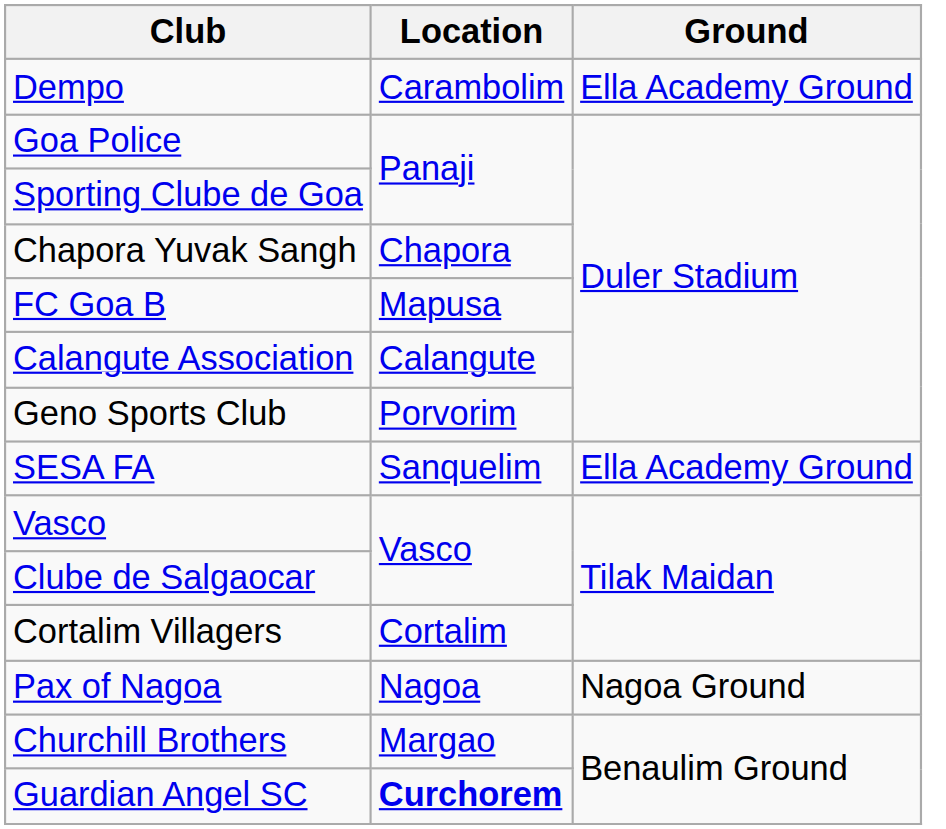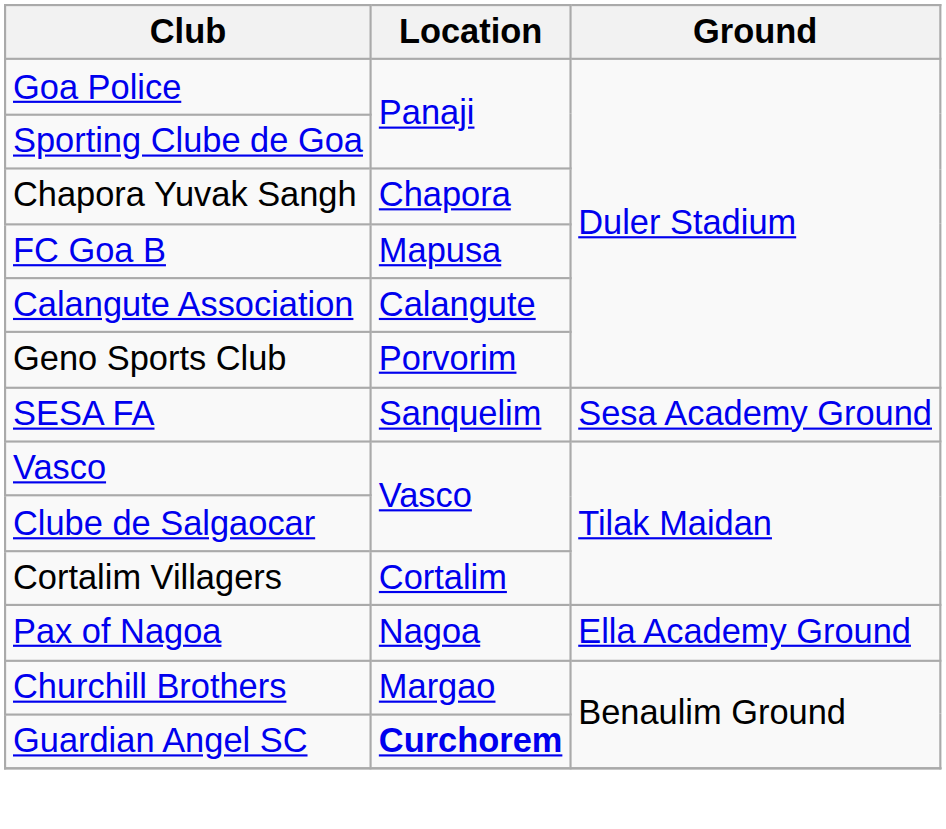- row: (68, 86)
(746, 468) Ella Academy Ground -> (755, 413) Sesa Academy Ground
(693, 686) Nagoa Ground -> (745, 631) Ella Academy Ground
